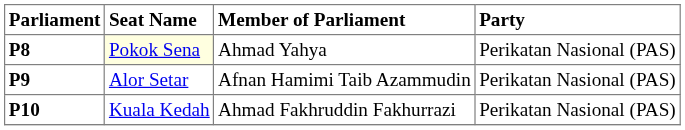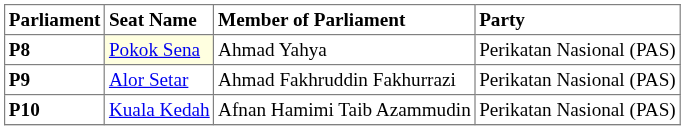(344, 79) Afnan Hamimi Taib Azammudin -> (337, 79) Ahmad Fakhruddin Fakhurrazi
(337, 109) Ahmad Fakhruddin Fakhurrazi -> (344, 109) Afnan Hamimi Taib Azammudin
